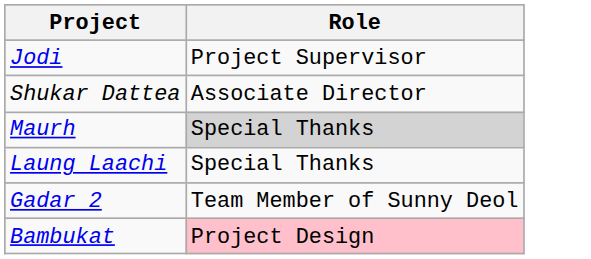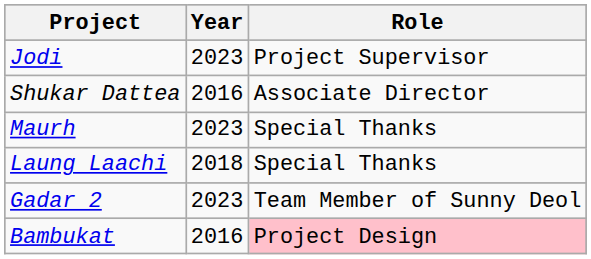+ column: (217, 23)
(283, 129) lightgrey background -> (345, 129) no background
